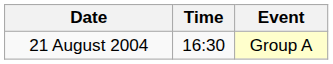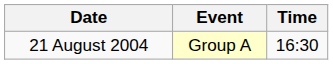columns swapped: (204, 18) <-> (281, 18)
